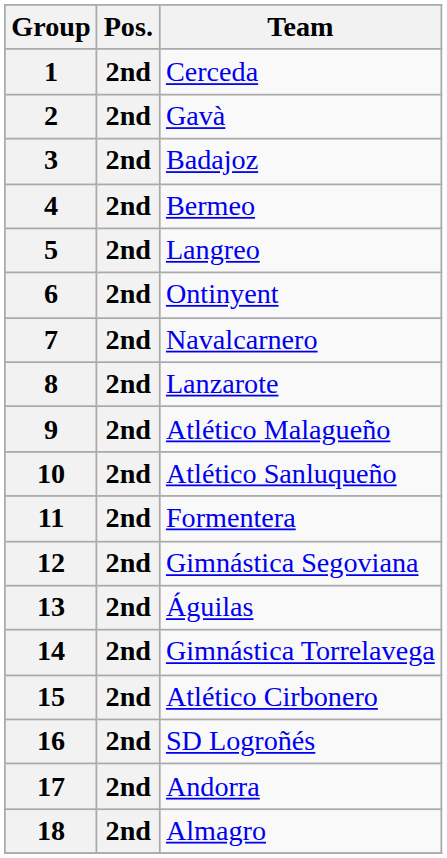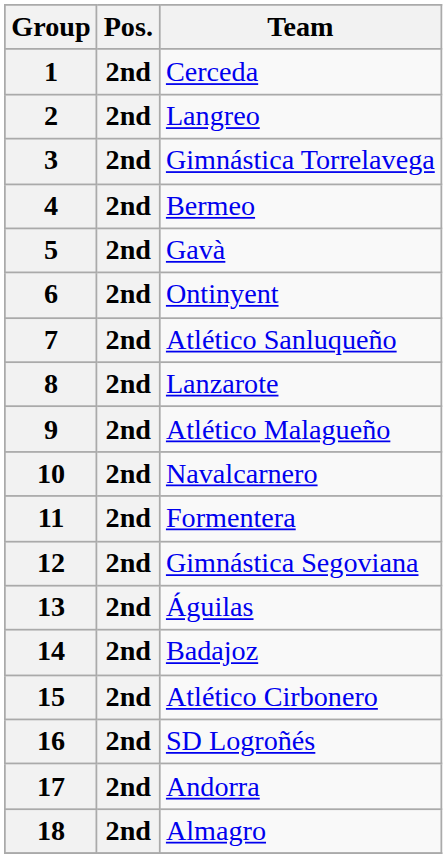(196, 116) Gavà -> (213, 116) Langreo
(212, 160) Badajoz -> (300, 160) Gimnástica Torrelavega
(213, 250) Langreo -> (196, 250) Gavà
(242, 339) Navalcarnero -> (281, 339) Atlético Sanluqueño
(281, 473) Atlético Sanluqueño -> (242, 473) Navalcarnero
(300, 652) Gimnástica Torrelavega -> (212, 652) Badajoz
